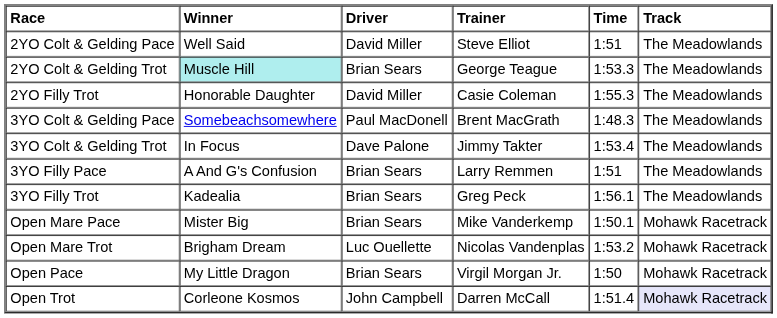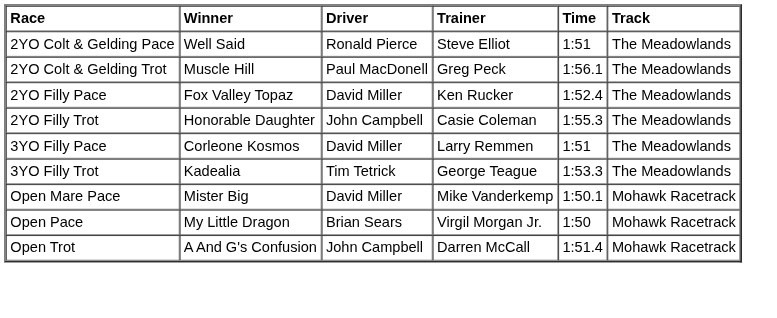(384, 44) David Miller -> (372, 44) Ronald Pierce
(219, 69) paleturquoise background -> (219, 69) no background
(384, 69) Brian Sears -> (377, 69) Paul MacDonell
(507, 69) George Teague -> (471, 69) Greg Peck
(614, 69) 1:53.3 -> (583, 69) 1:56.1
+ row: (59, 95)
(384, 95) David Miller -> (375, 120) John Campbell
- row: (93, 120)
- row: (88, 146)
(250, 171) A And G's Confusion -> (242, 146) Corleone Kosmos
(384, 171) Brian Sears -> (364, 146) David Miller
(384, 196) Brian Sears -> (361, 171) Tim Tetrick
(491, 196) Greg Peck -> (487, 171) George Teague
(614, 196) 1:56.1 -> (583, 171) 1:53.3
(384, 222) Brian Sears -> (364, 196) David Miller
- row: (61, 247)
(242, 298) Corleone Kosmos -> (250, 247) A And G's Confusion
(705, 298) lavender background -> (674, 247) no background
